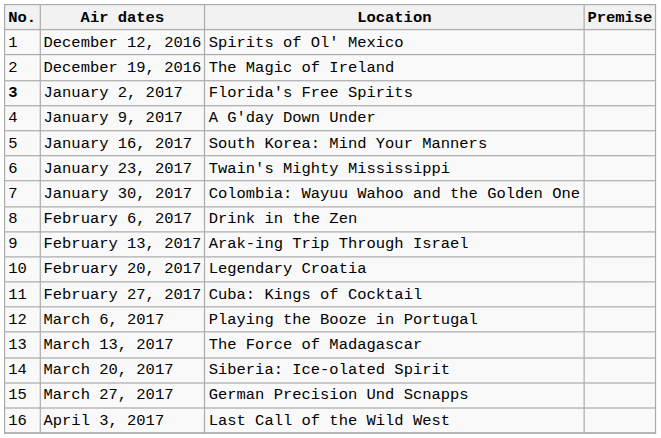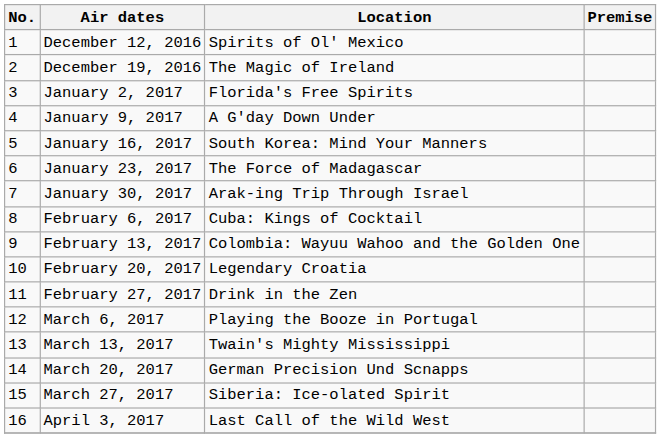(13, 93) bold -> (13, 93) normal
(329, 168) Twain's Mighty Mississippi -> (315, 168) The Force of Madagascar
(394, 194) Colombia: Wayuu Wahoo and the Golden One -> (339, 194) Arak-ing Trip Through Israel
(283, 219) Drink in the Zen -> (315, 219) Cuba: Kings of Cocktail
(339, 244) Arak-ing Trip Through Israel -> (394, 244) Colombia: Wayuu Wahoo and the Golden One
(315, 295) Cuba: Kings of Cocktail -> (283, 295) Drink in the Zen
(315, 345) The Force of Madagascar -> (329, 345) Twain's Mighty Mississippi
(329, 370) Siberia: Ice-olated Spirit -> (339, 370) German Precision Und Scnapps
(339, 395) German Precision Und Scnapps -> (329, 395) Siberia: Ice-olated Spirit
